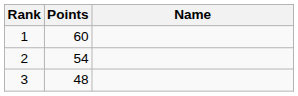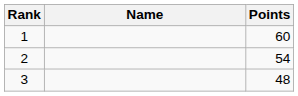columns swapped: (193, 15) <-> (68, 15)
